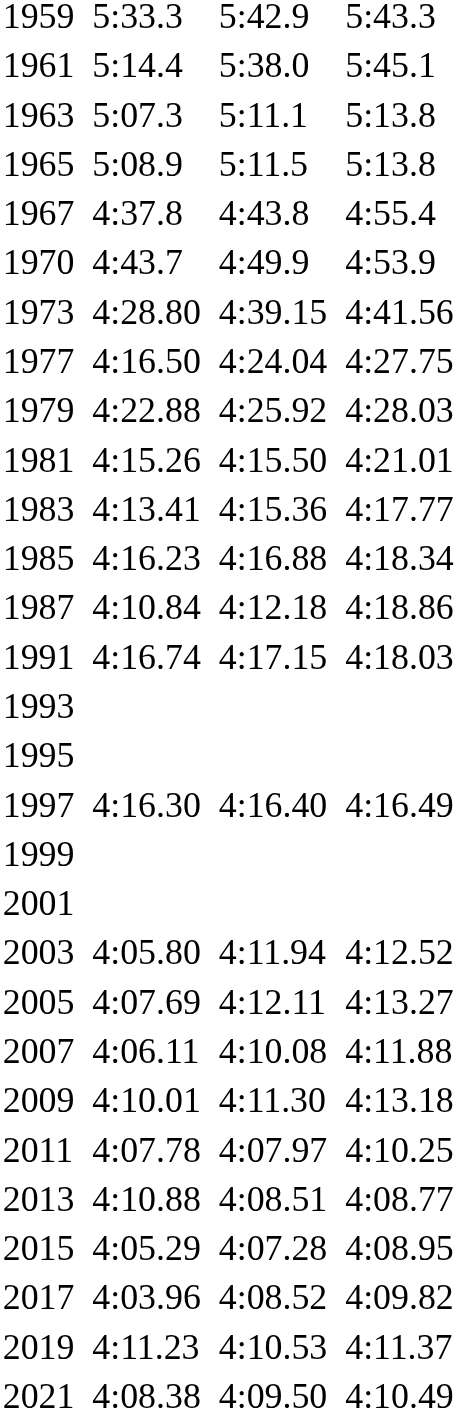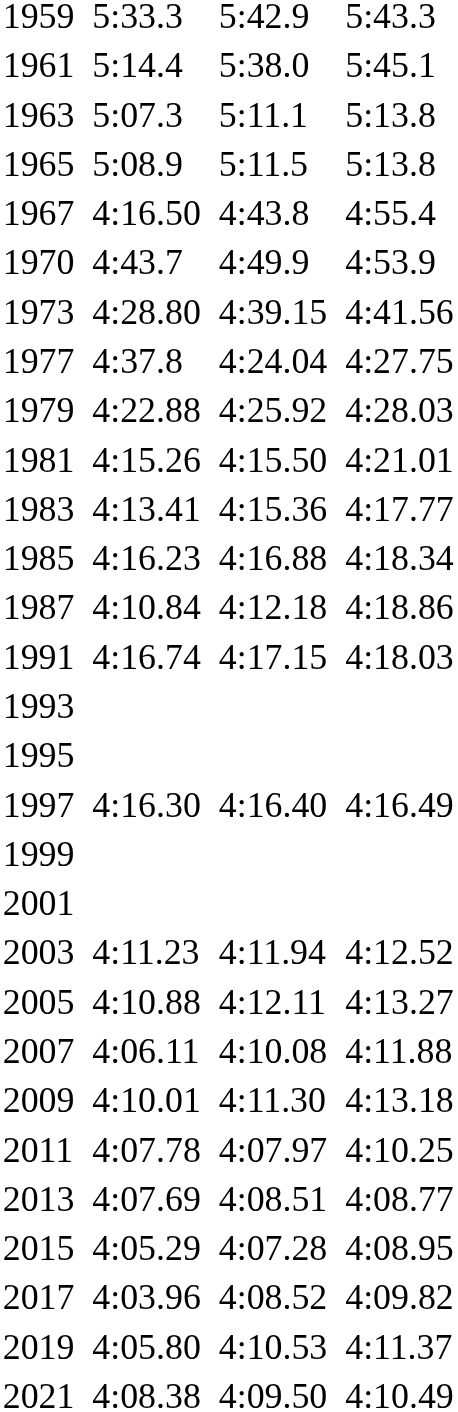(138, 213) 4:37.8 -> (147, 213) 4:16.50
(147, 361) 4:16.50 -> (138, 361) 4:37.8
(147, 952) 4:05.80 -> (146, 952) 4:11.23
(147, 1001) 4:07.69 -> (147, 1001) 4:10.88
(147, 1198) 4:10.88 -> (147, 1198) 4:07.69
(146, 1346) 4:11.23 -> (147, 1346) 4:05.80
